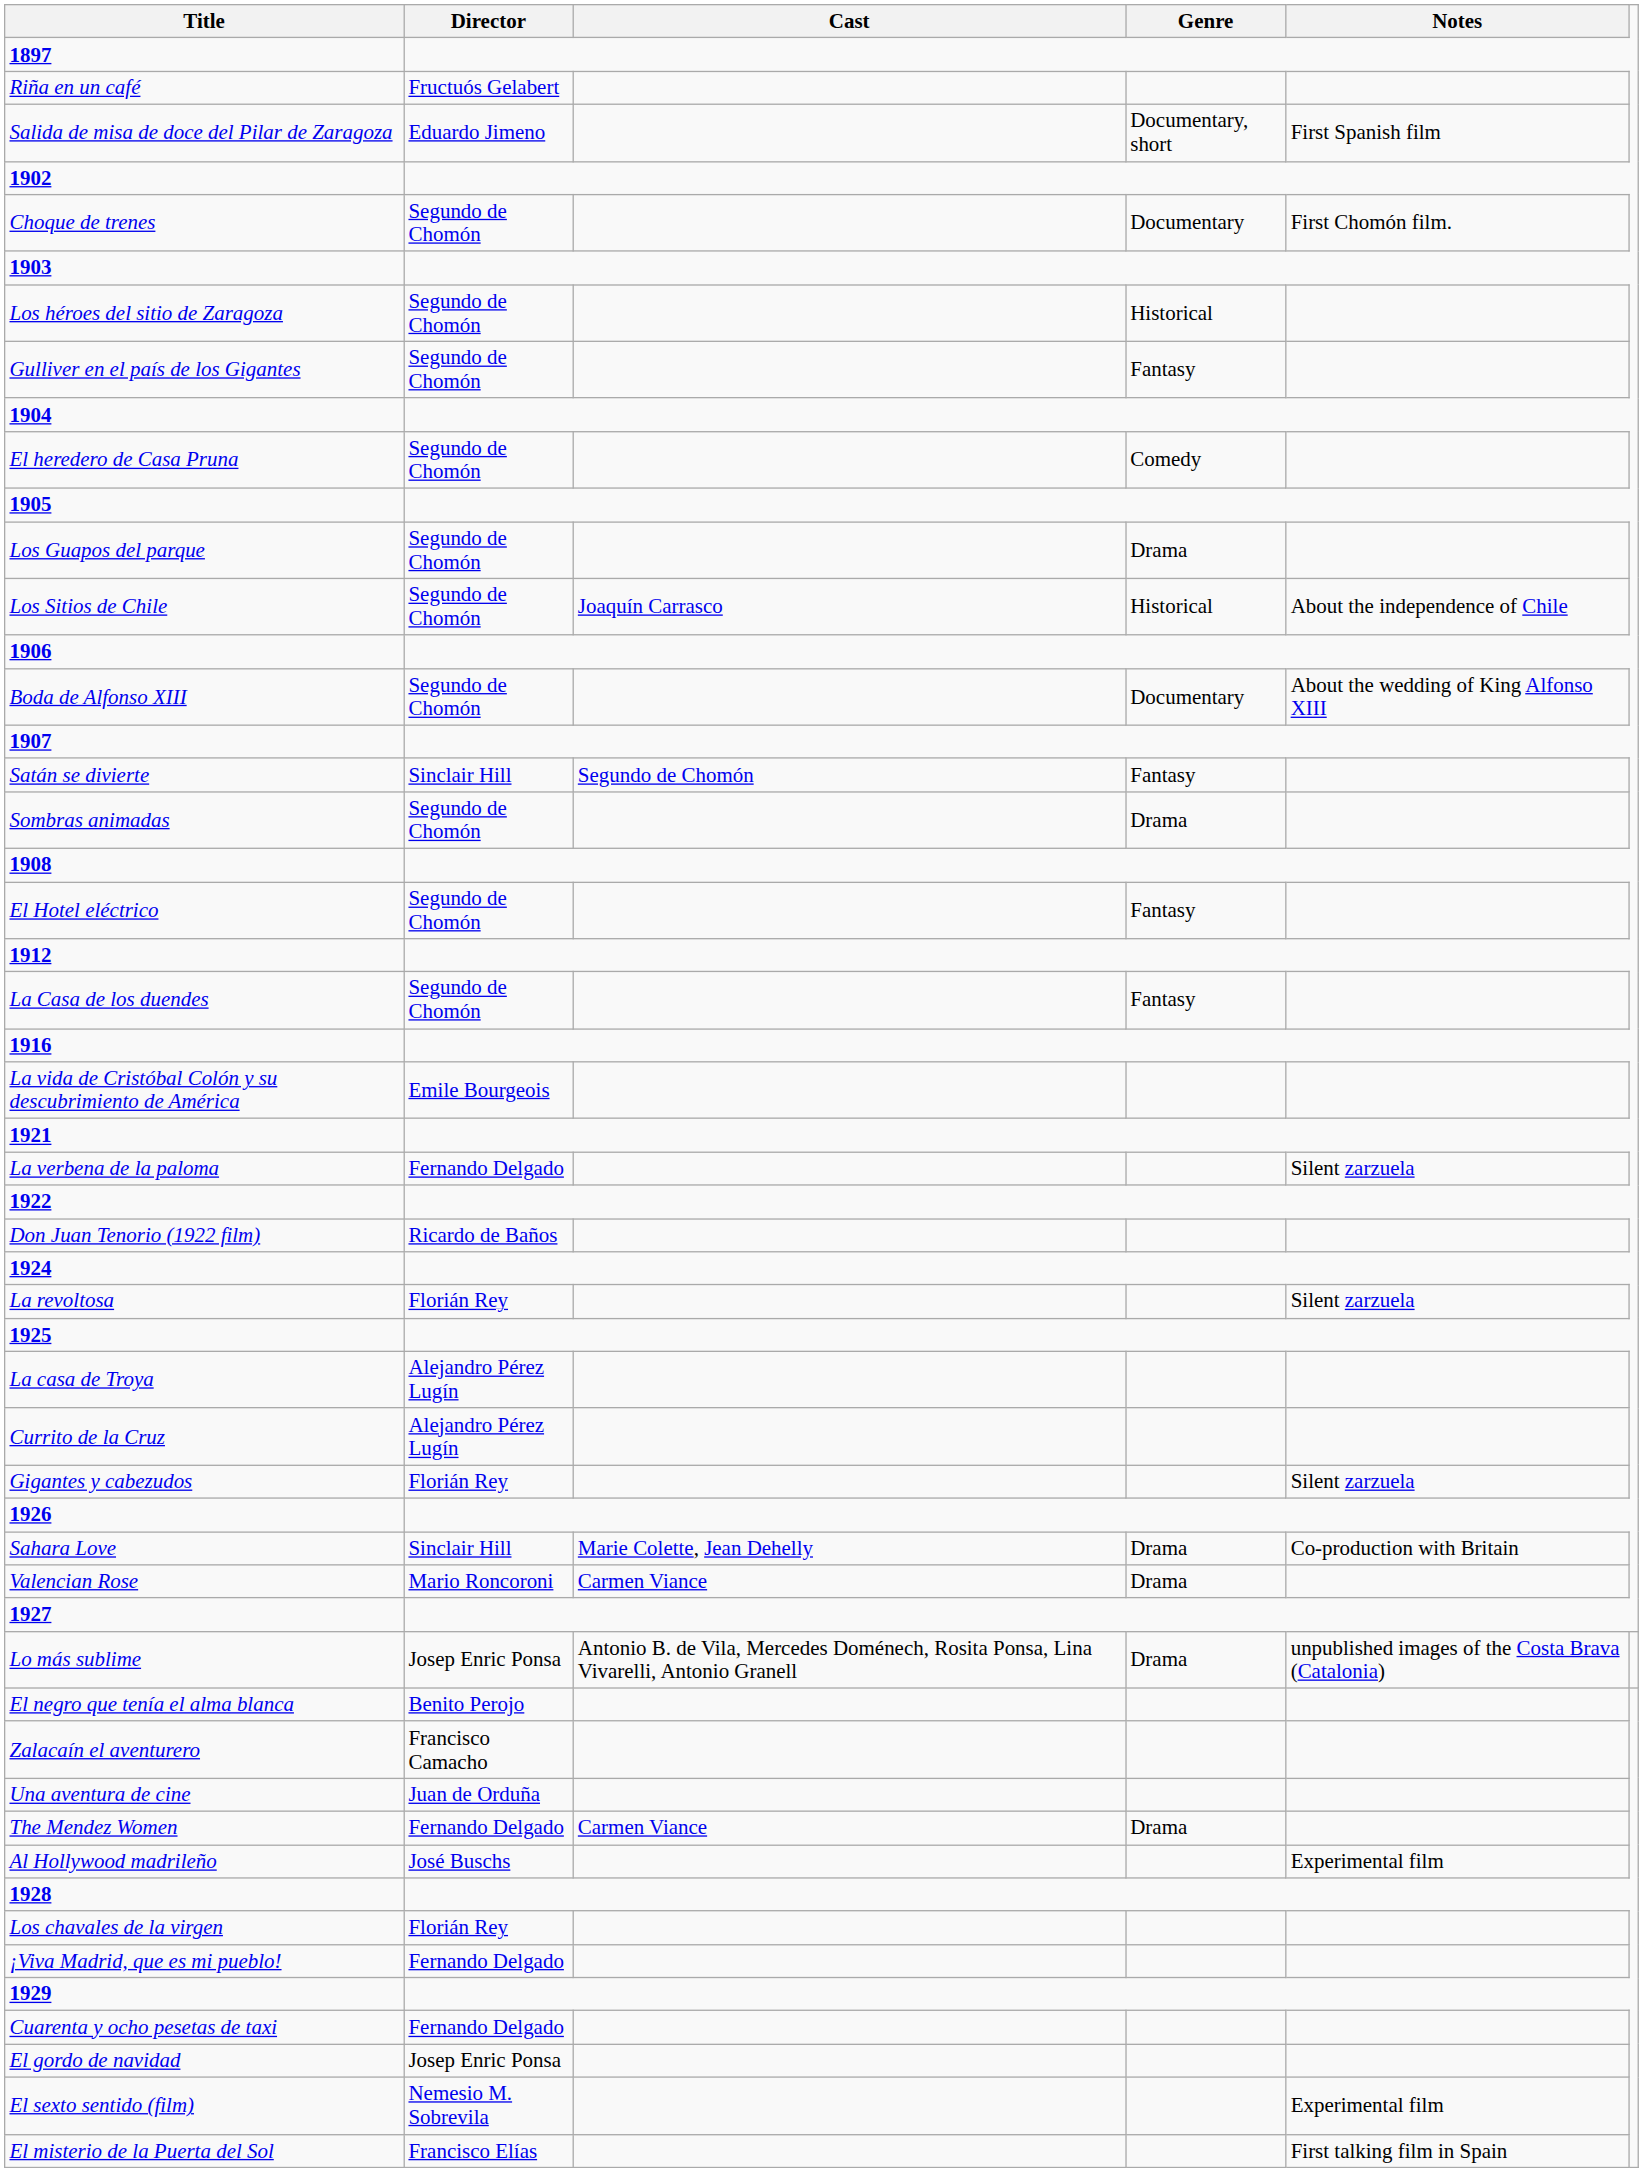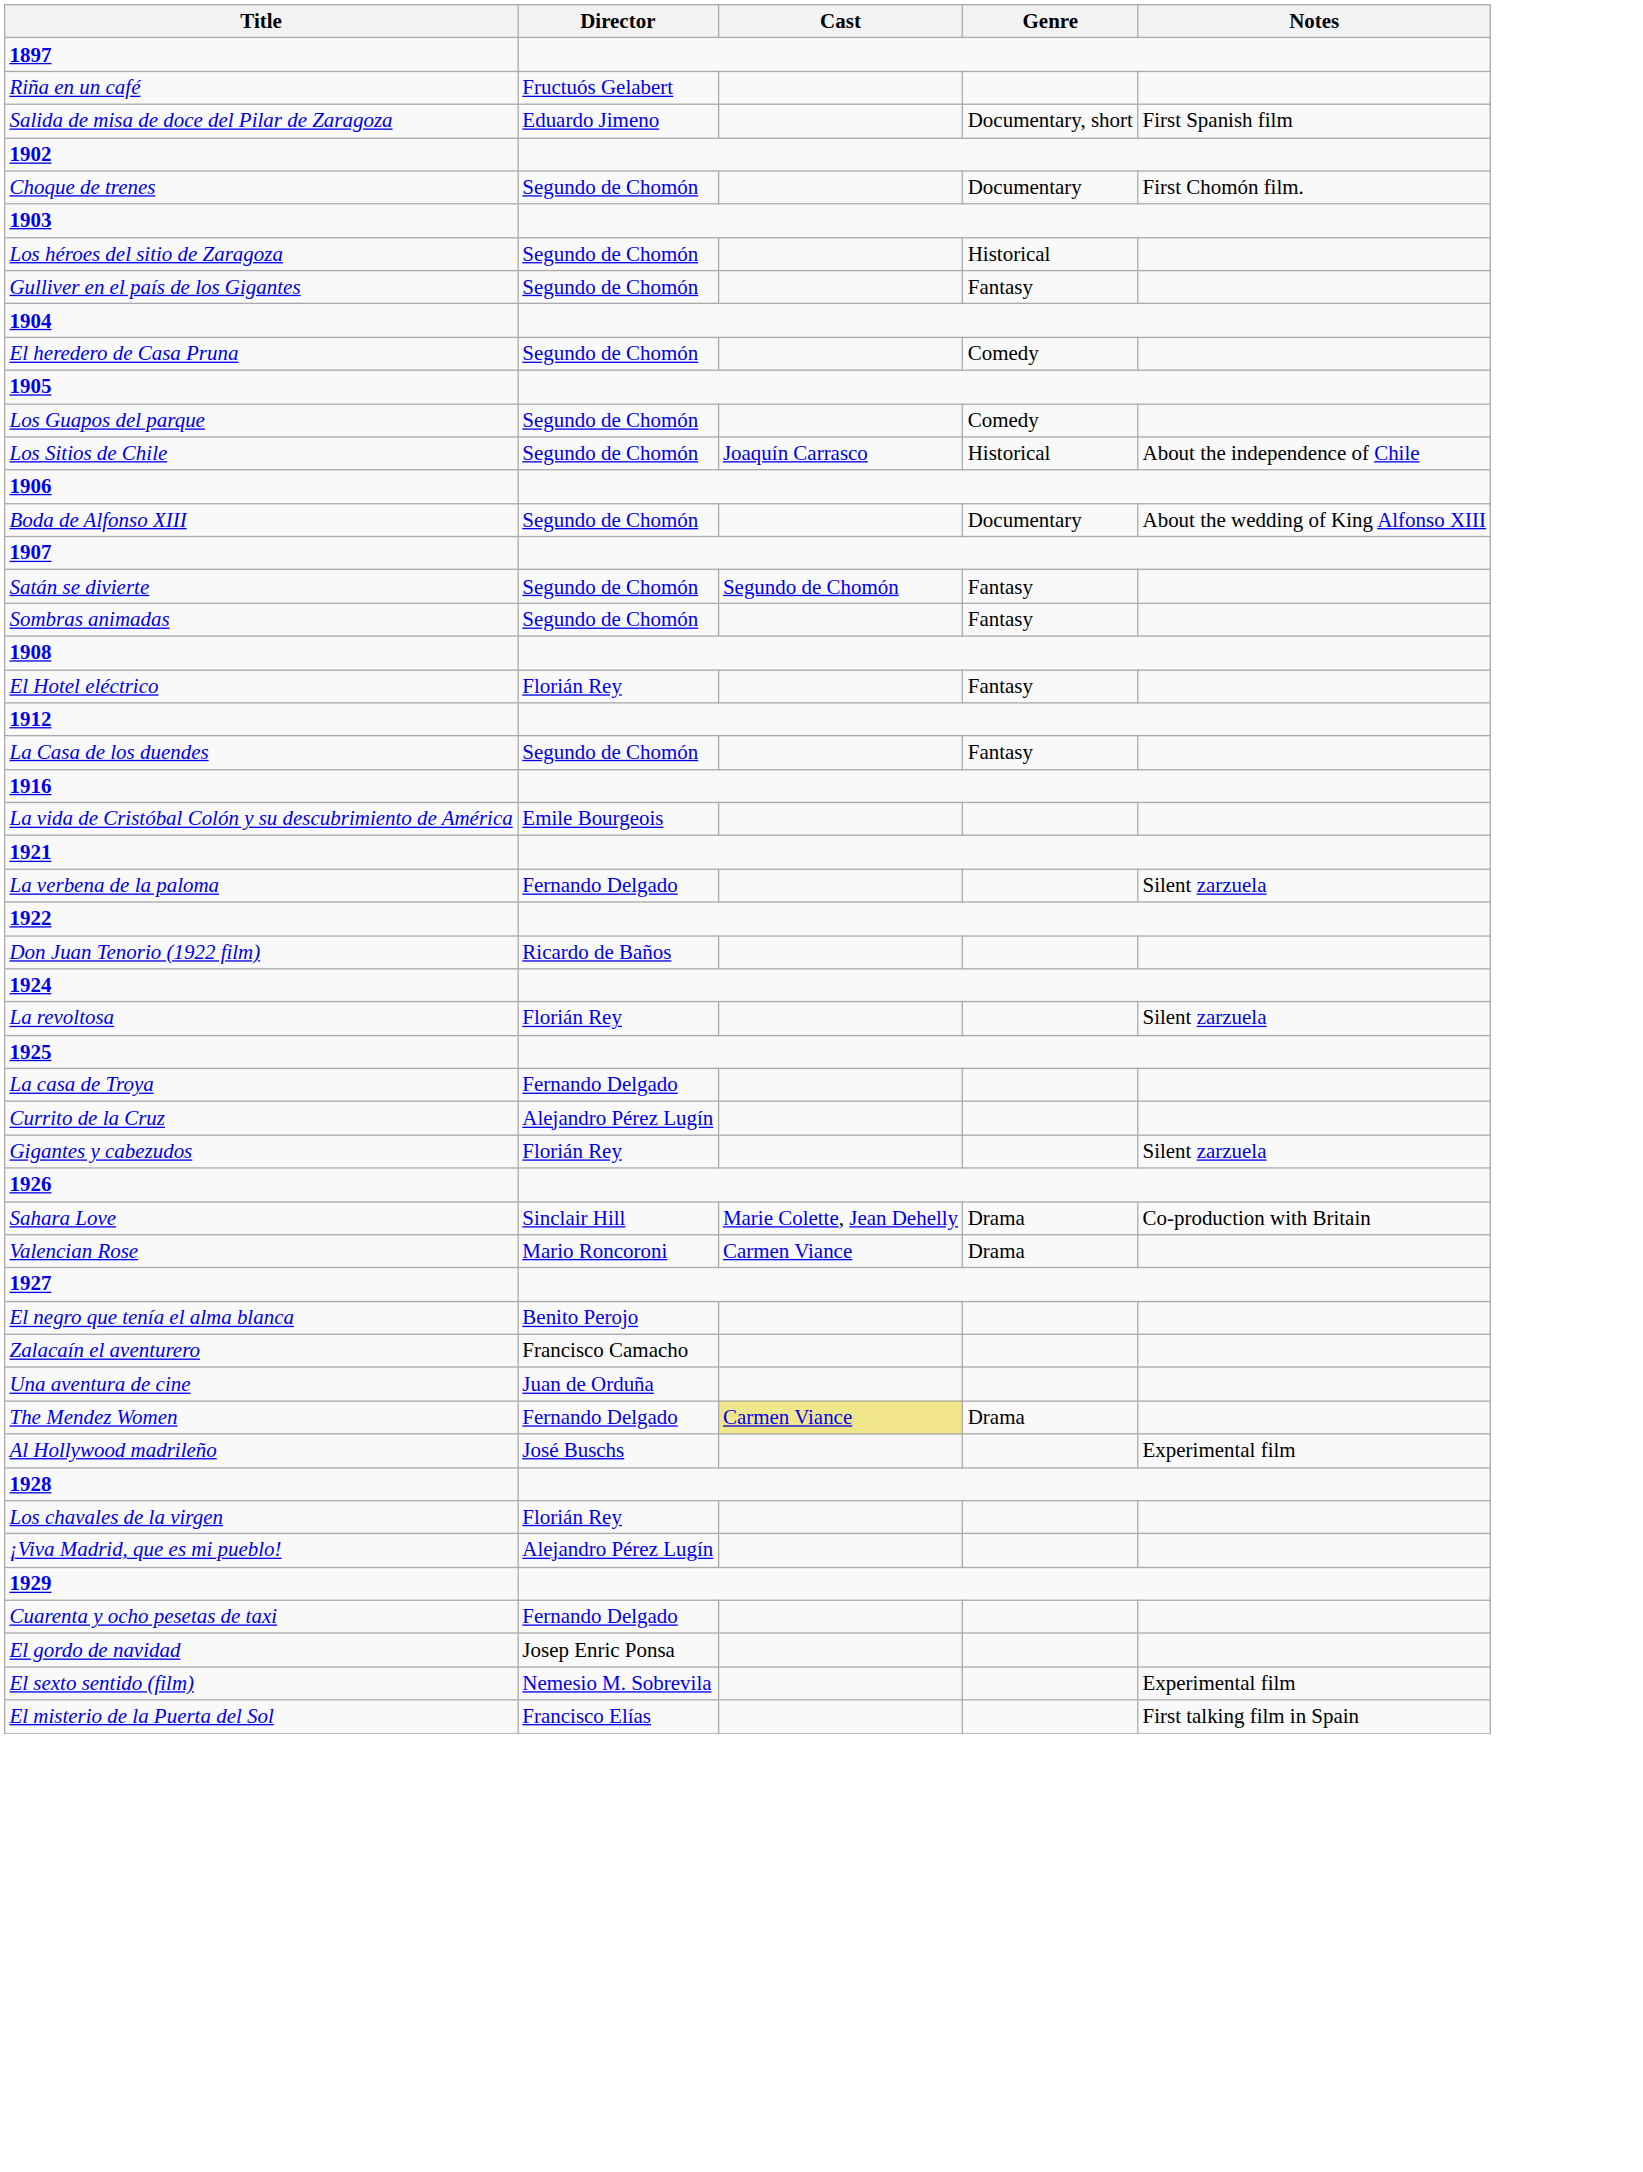(1159, 549) Drama -> (1003, 420) Comedy
(460, 774) Sinclair Hill -> (610, 586) Segundo de Chomón
(1159, 819) Drama -> (1000, 619) Fantasy
(458, 909) Segundo de Chomón -> (572, 685) Florián Rey
(476, 1379) Alejandro Pérez Lugín -> (600, 1084) Fernando Delgado
- row: (75, 1659)
(642, 1827) no background -> (788, 1417) khaki background
(486, 1960) Fernando Delgado -> (618, 1550) Alejandro Pérez Lugín
